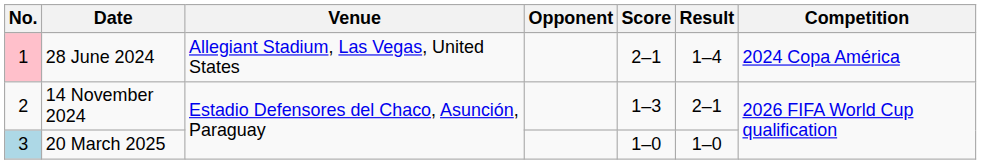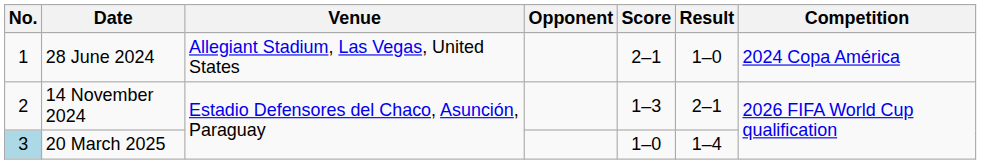(23, 57) pink background -> (23, 57) no background
(707, 57) 1–4 -> (707, 57) 1–0
(707, 144) 1–0 -> (707, 144) 1–4
